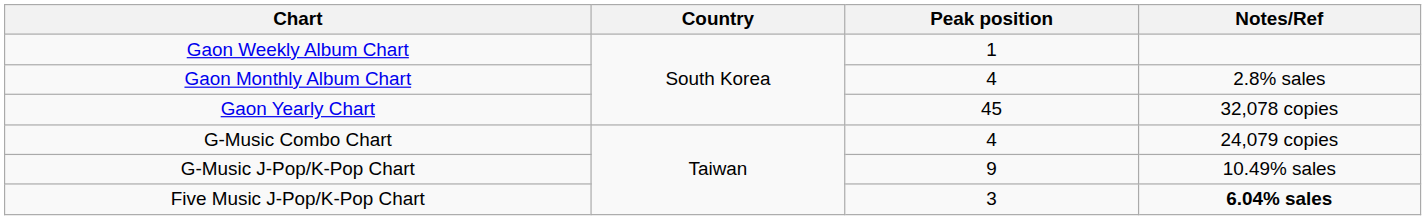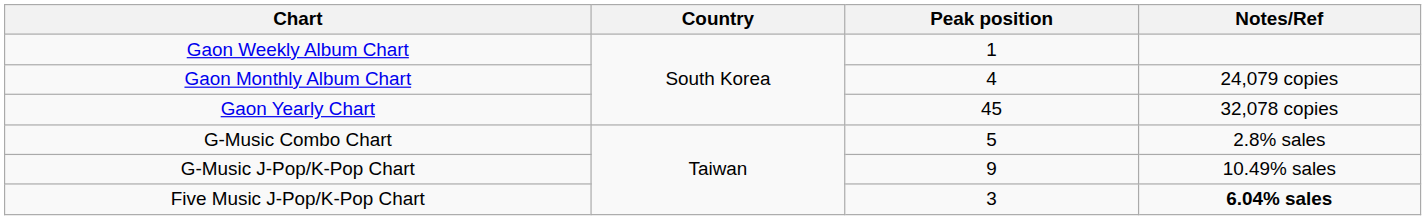(1279, 79) 2.8% sales -> (1279, 79) 24,079 copies
(992, 139) 4 -> (992, 139) 5
(1279, 139) 24,079 copies -> (1279, 139) 2.8% sales
